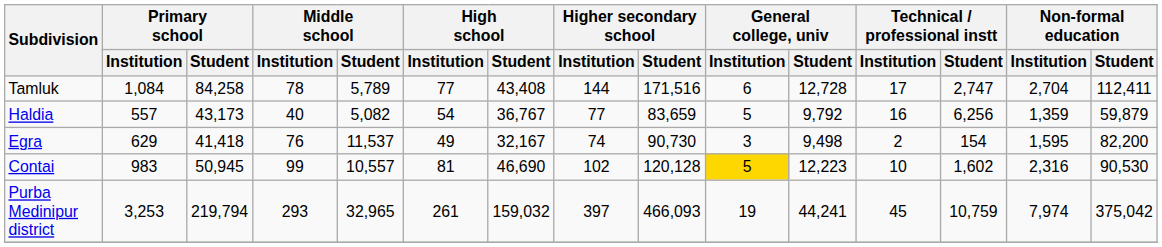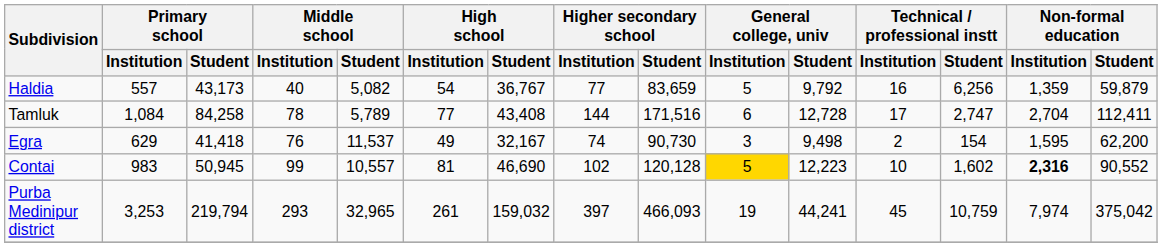rows swapped: (34, 88) <-> (31, 115)
(1124, 141) 82,200 -> (1124, 141) 62,200
(1049, 167) normal -> (1049, 167) bold
(1124, 167) 90,530 -> (1124, 167) 90,552
